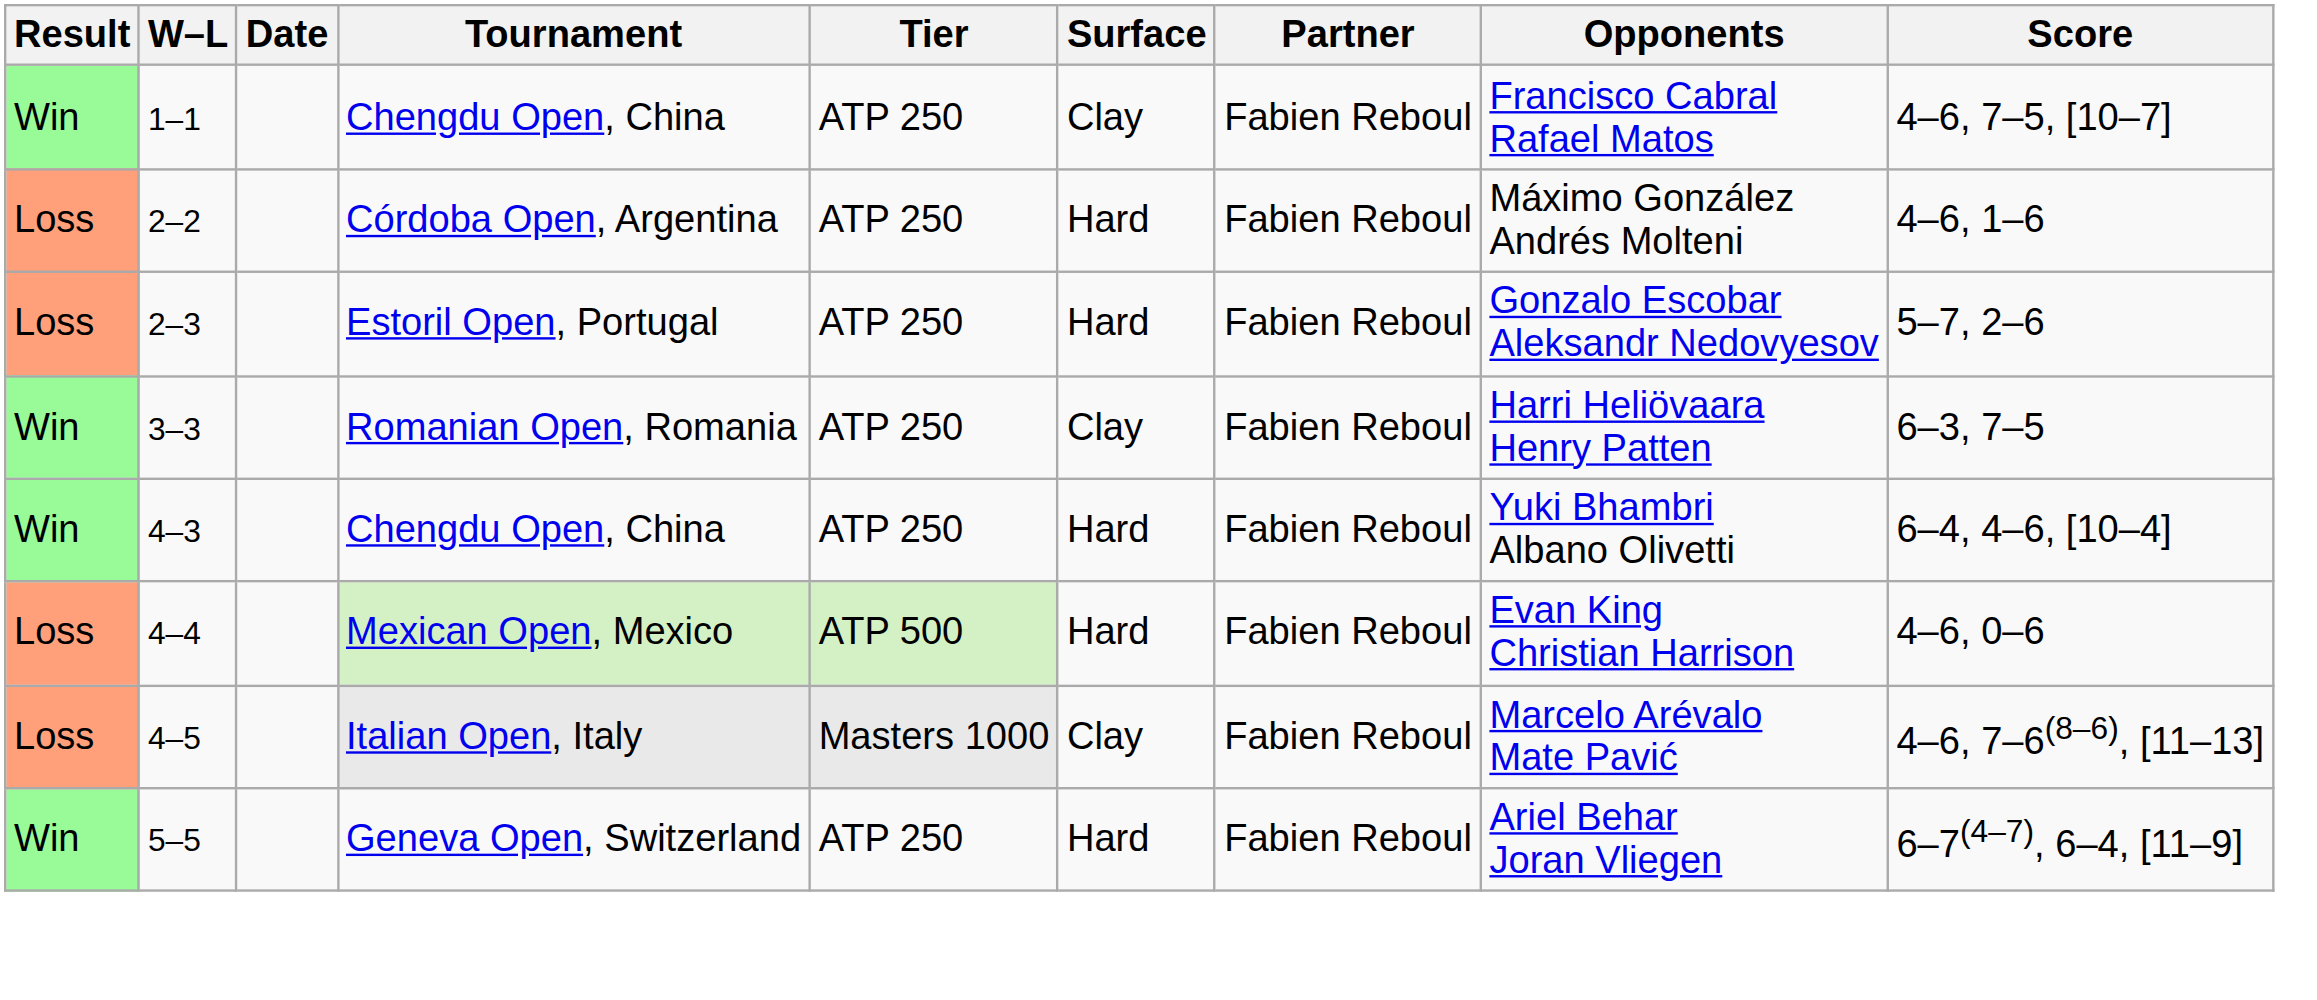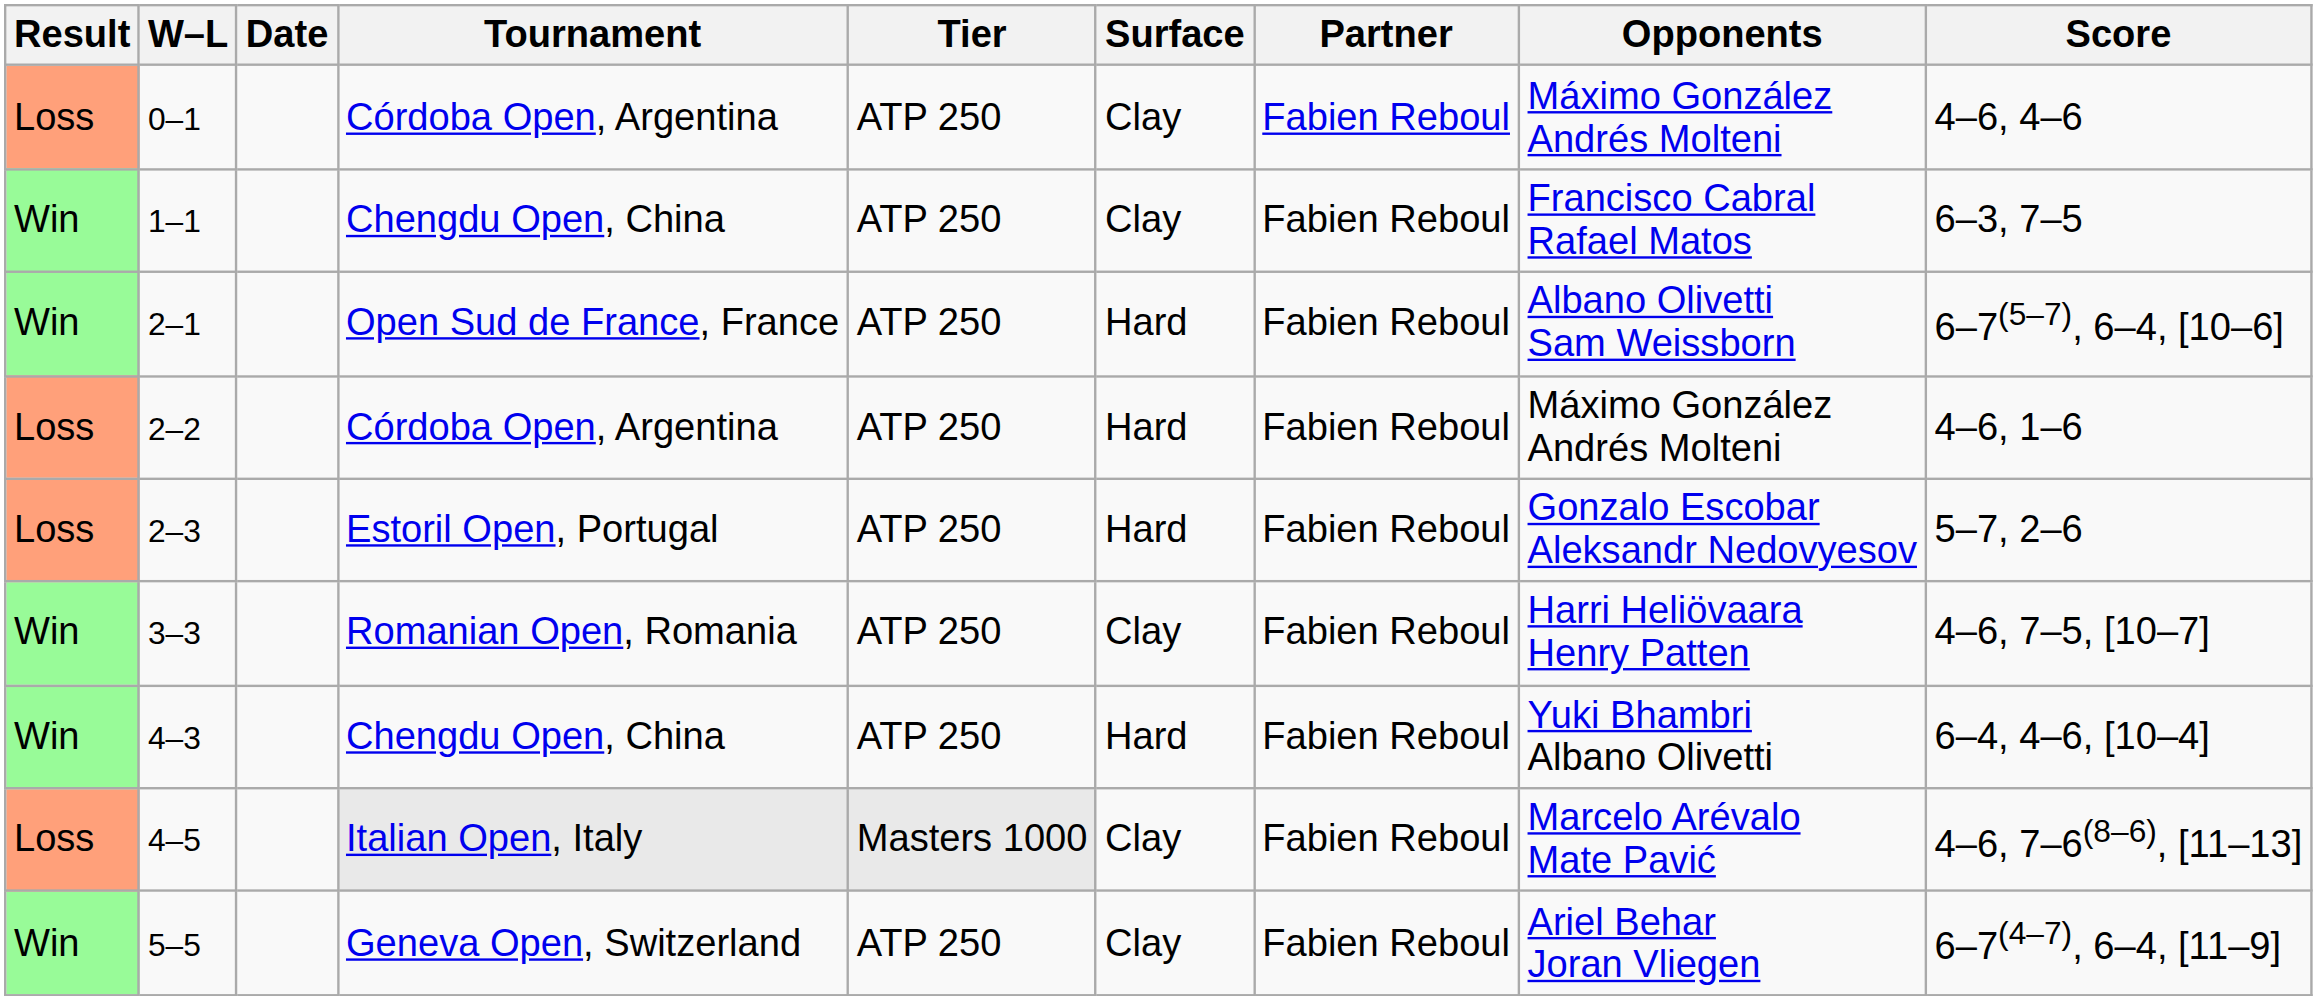+ row: (174, 118)
(2034, 116) 4–6, 7–5, [10–7] -> (2009, 219) 6–3, 7–5
+ row: (174, 325)
(1971, 426) 6–3, 7–5 -> (2072, 632) 4–6, 7–5, [10–7]
- row: (174, 635)
(1108, 839) Hard -> (1143, 942) Clay
